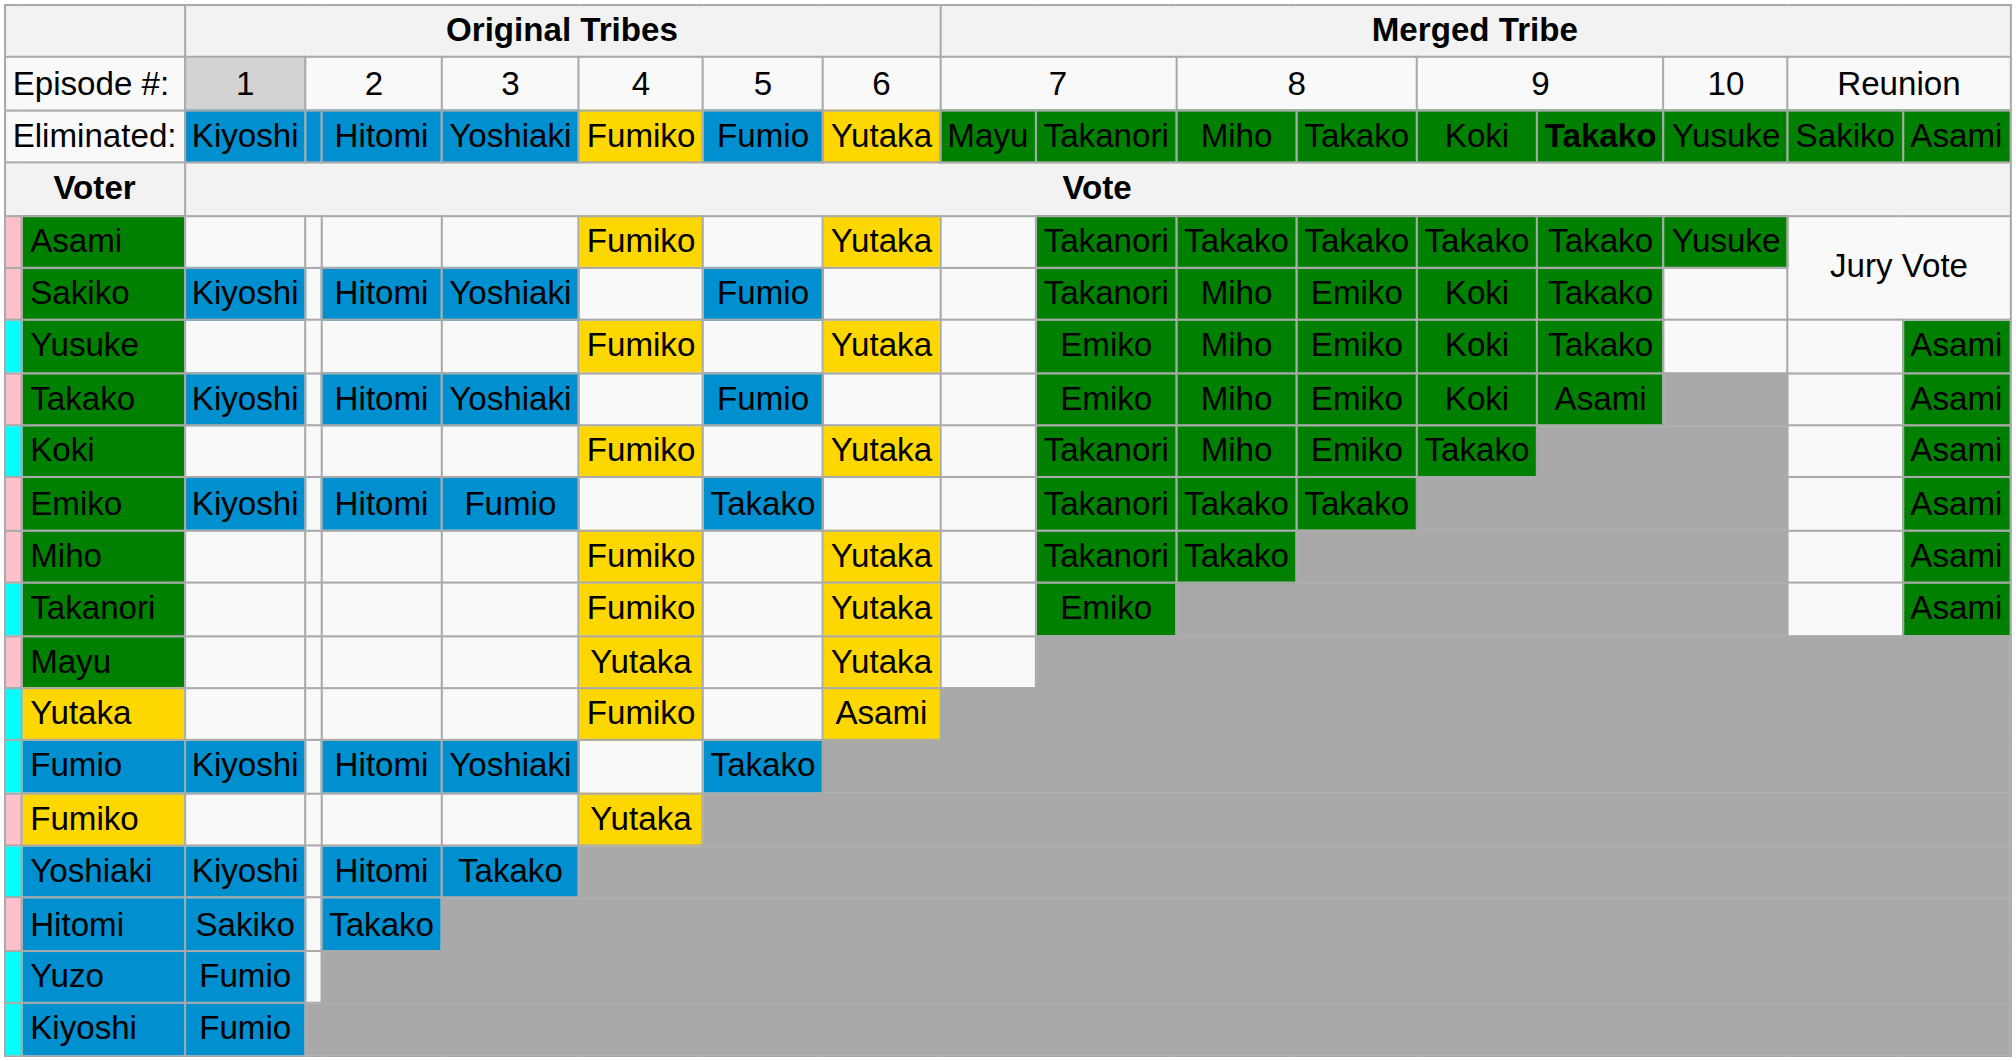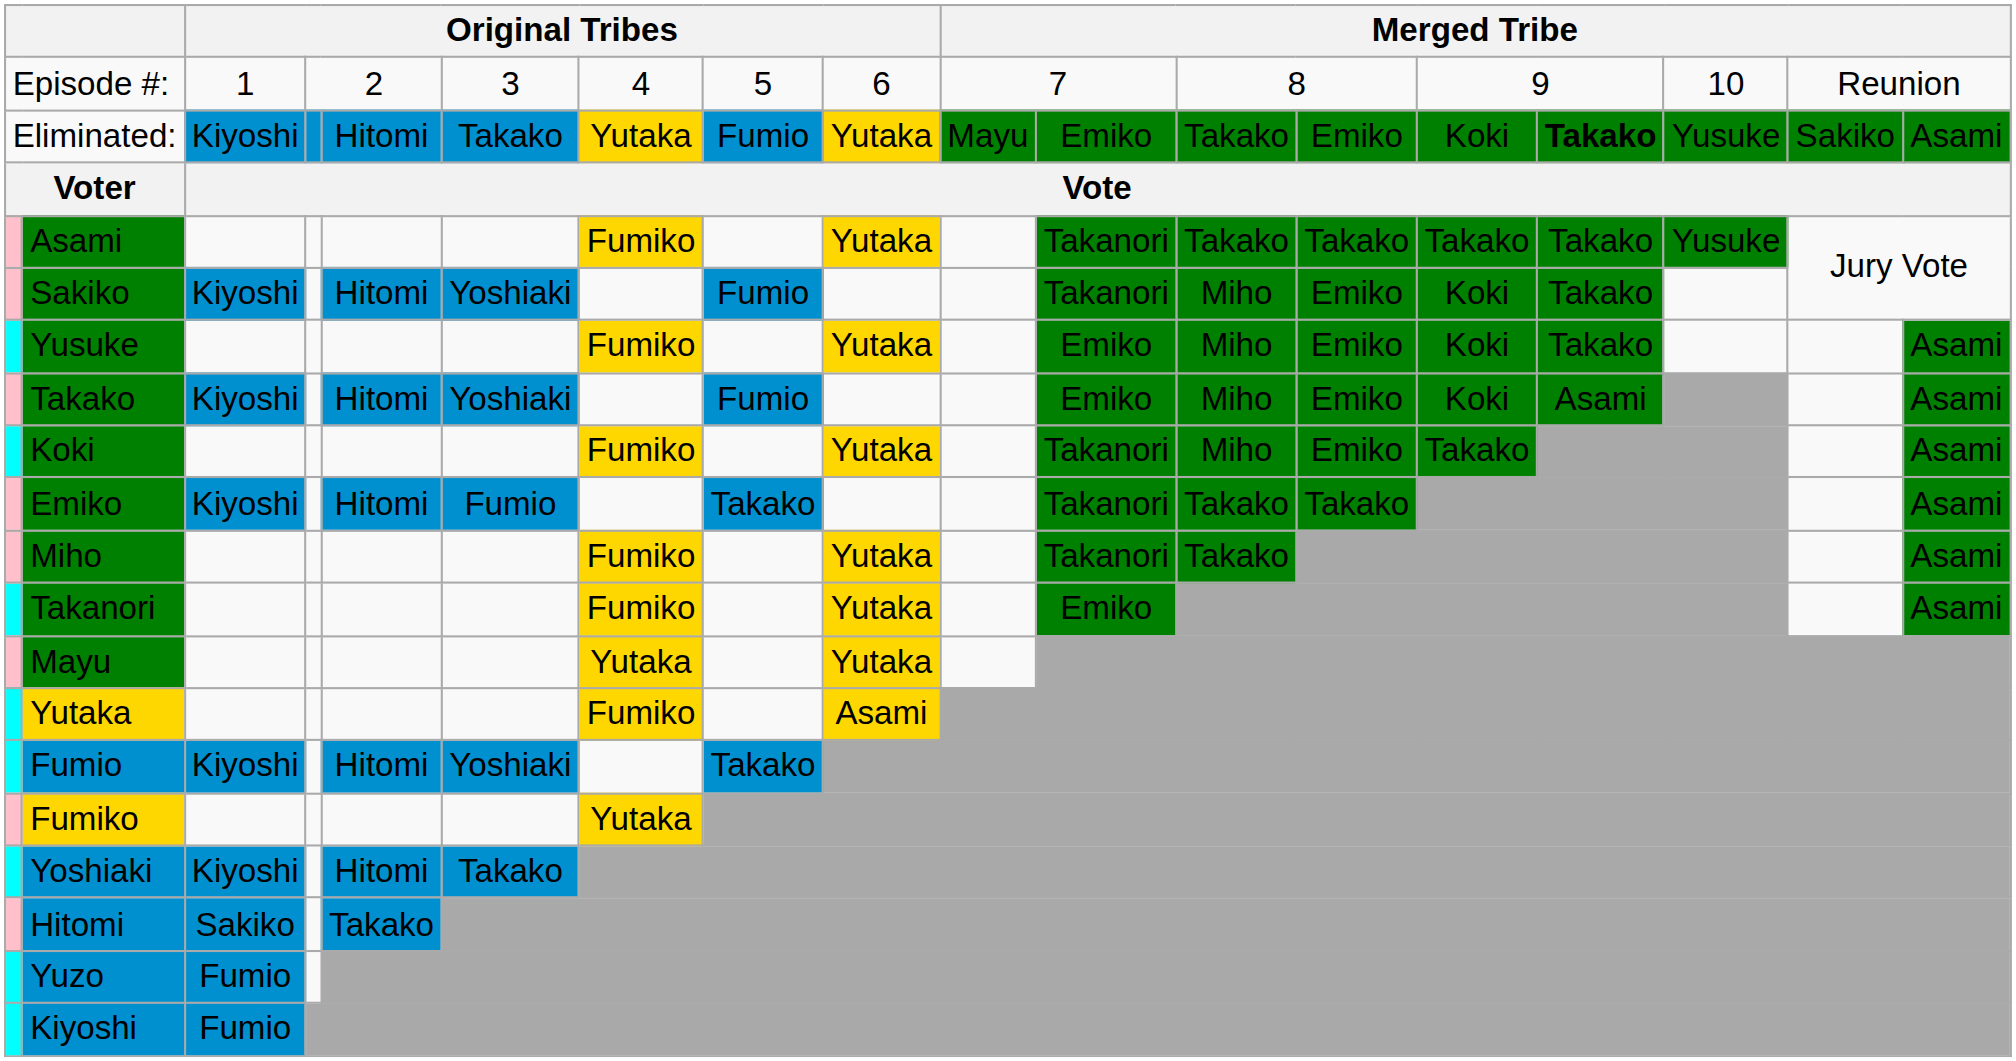(245, 83) lightgrey background -> (245, 83) no background
(510, 135) Yoshiaki -> (510, 135) Takako
(641, 135) Fumiko -> (641, 135) Yutaka
(1106, 135) Takanori -> (1106, 135) Emiko
(1237, 135) Miho -> (1237, 135) Takako
(1357, 135) Takako -> (1357, 135) Emiko
